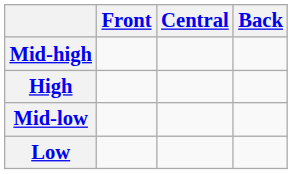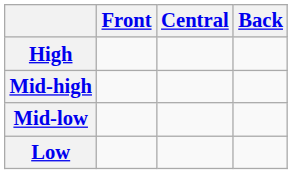rows swapped: (51, 86) <-> (51, 53)
